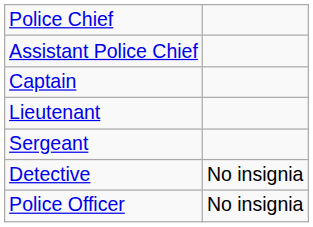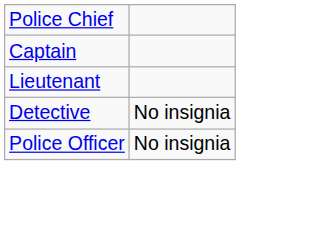- row: (103, 50)
- row: (49, 143)
